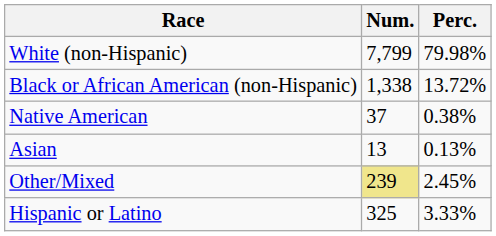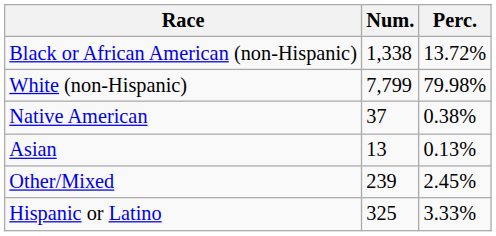rows swapped: (98, 52) <-> (183, 85)
(382, 181) khaki background -> (382, 181) no background
